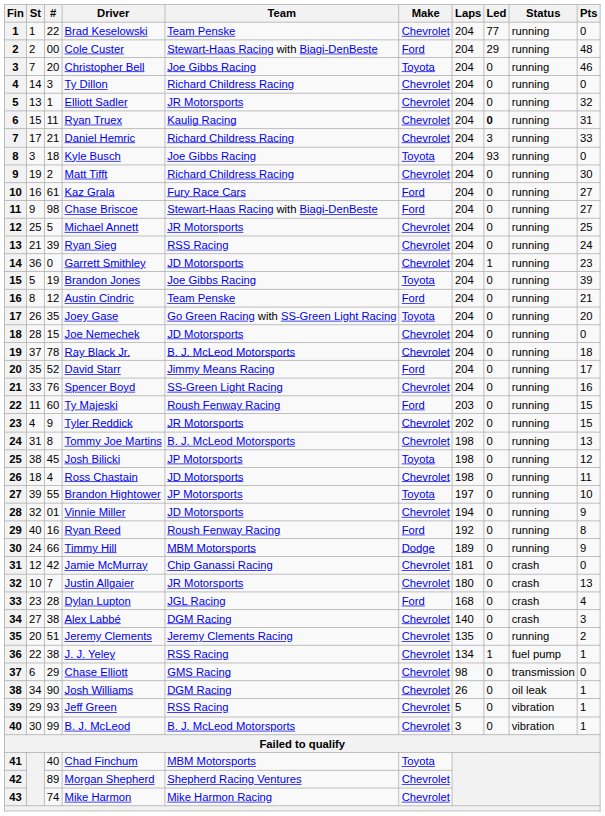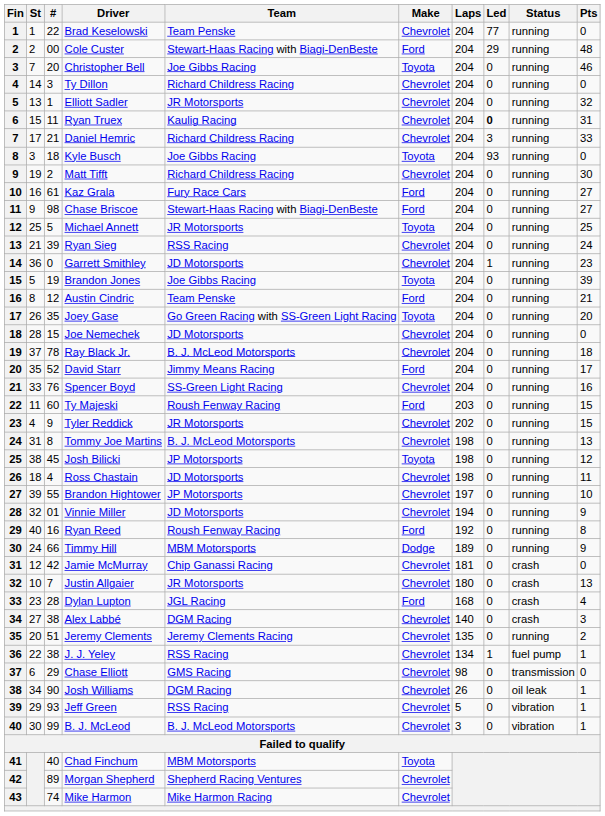(426, 227) Chevrolet -> (418, 227) Toyota
(418, 494) Toyota -> (426, 494) Chevrolet
